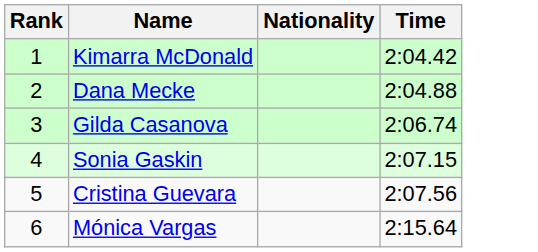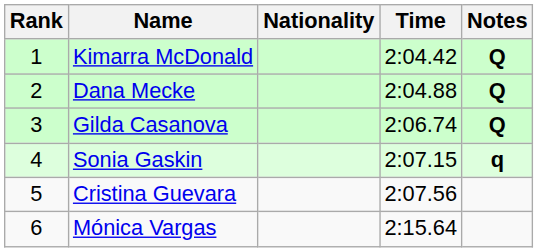+ column: (497, 21)
